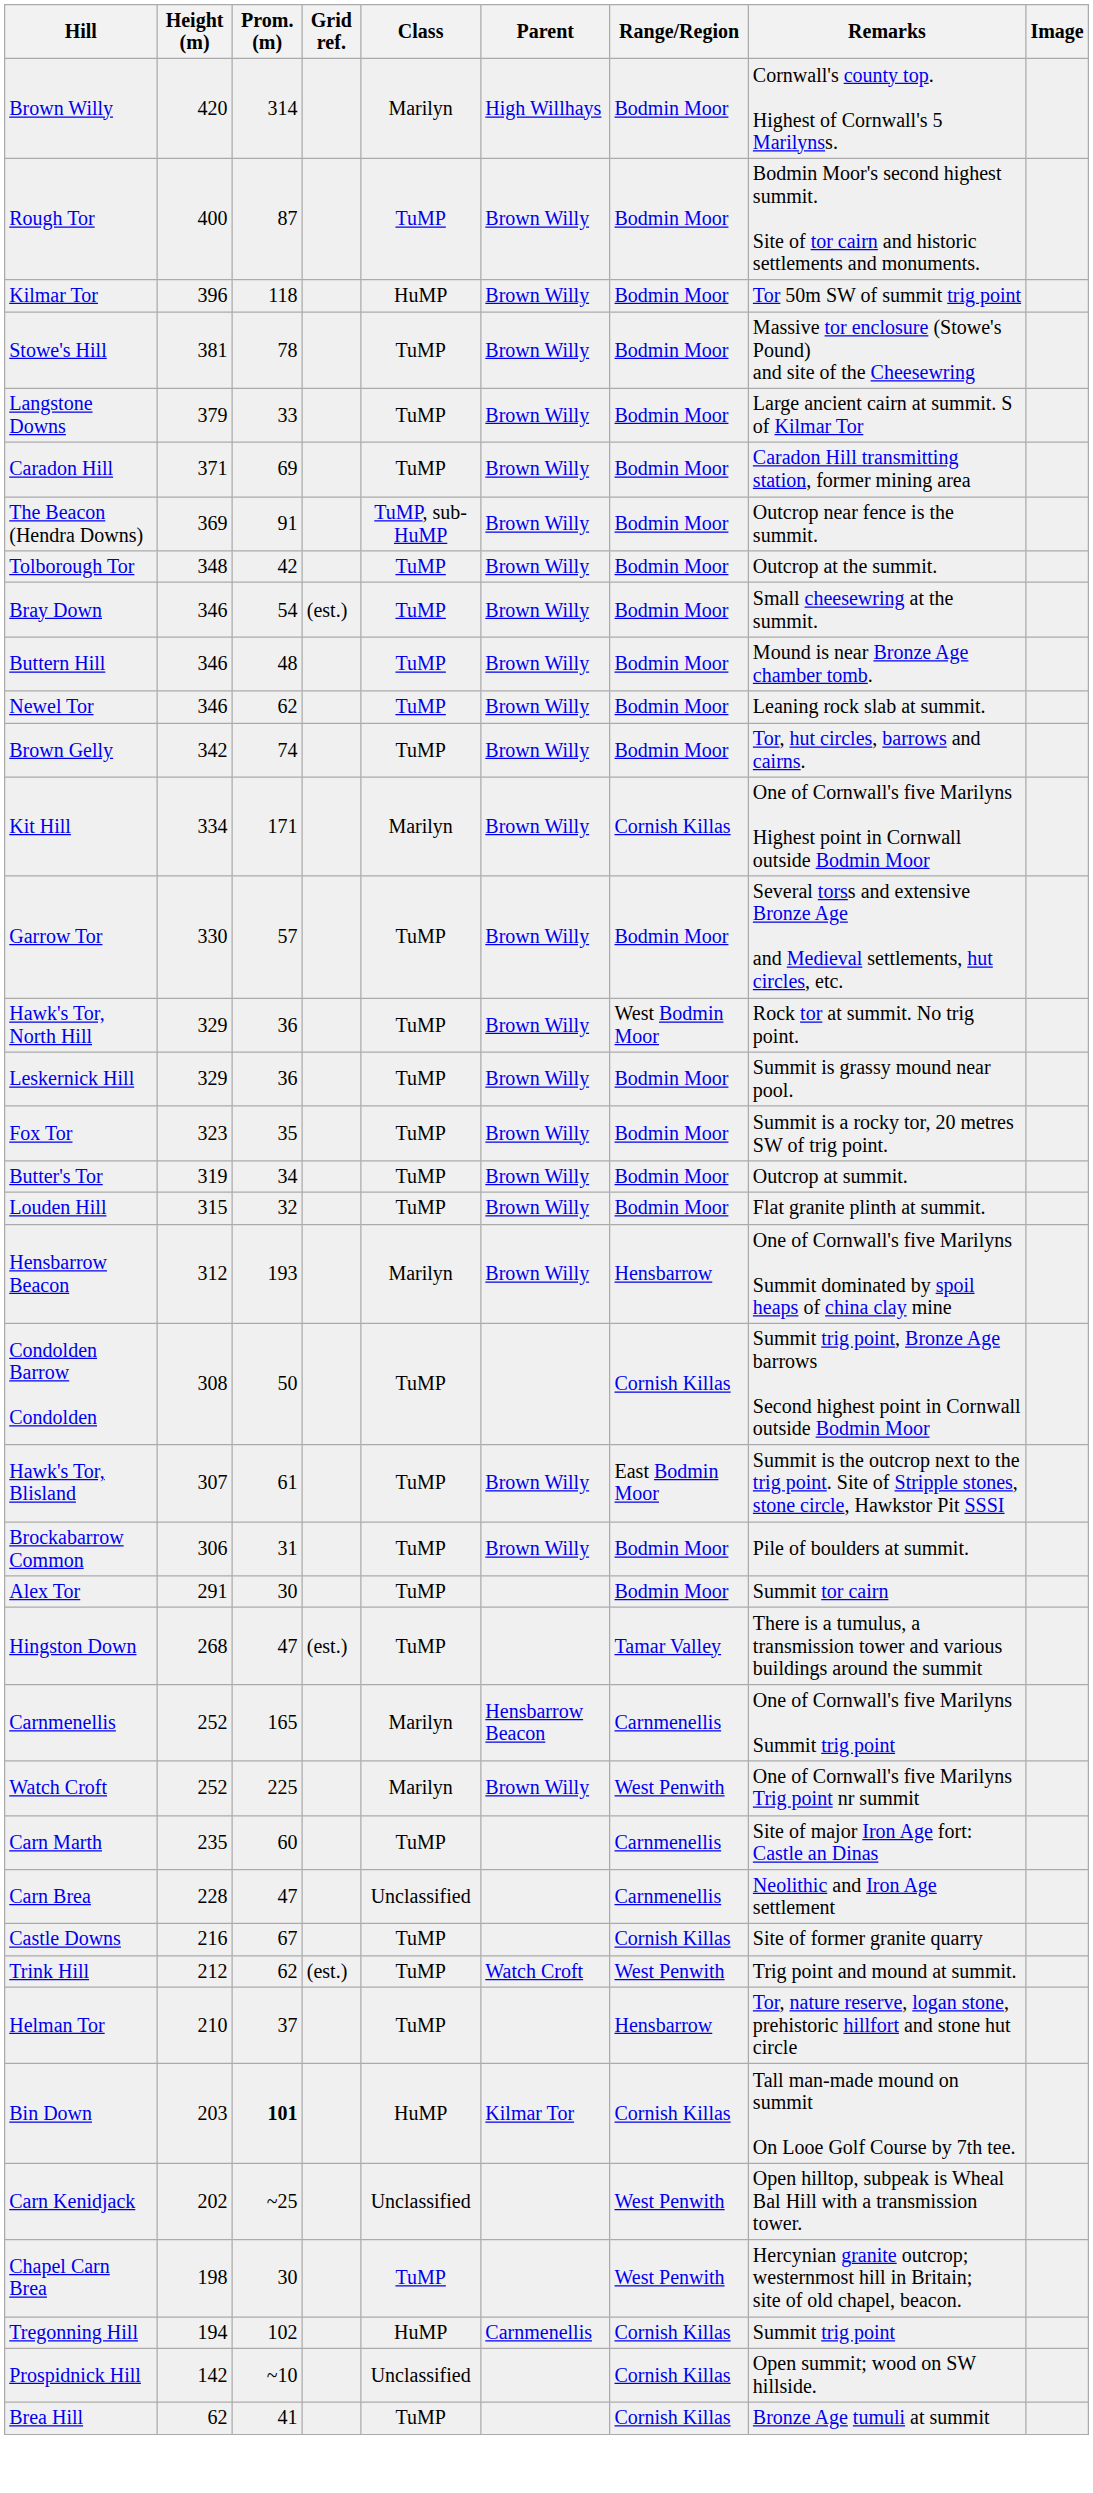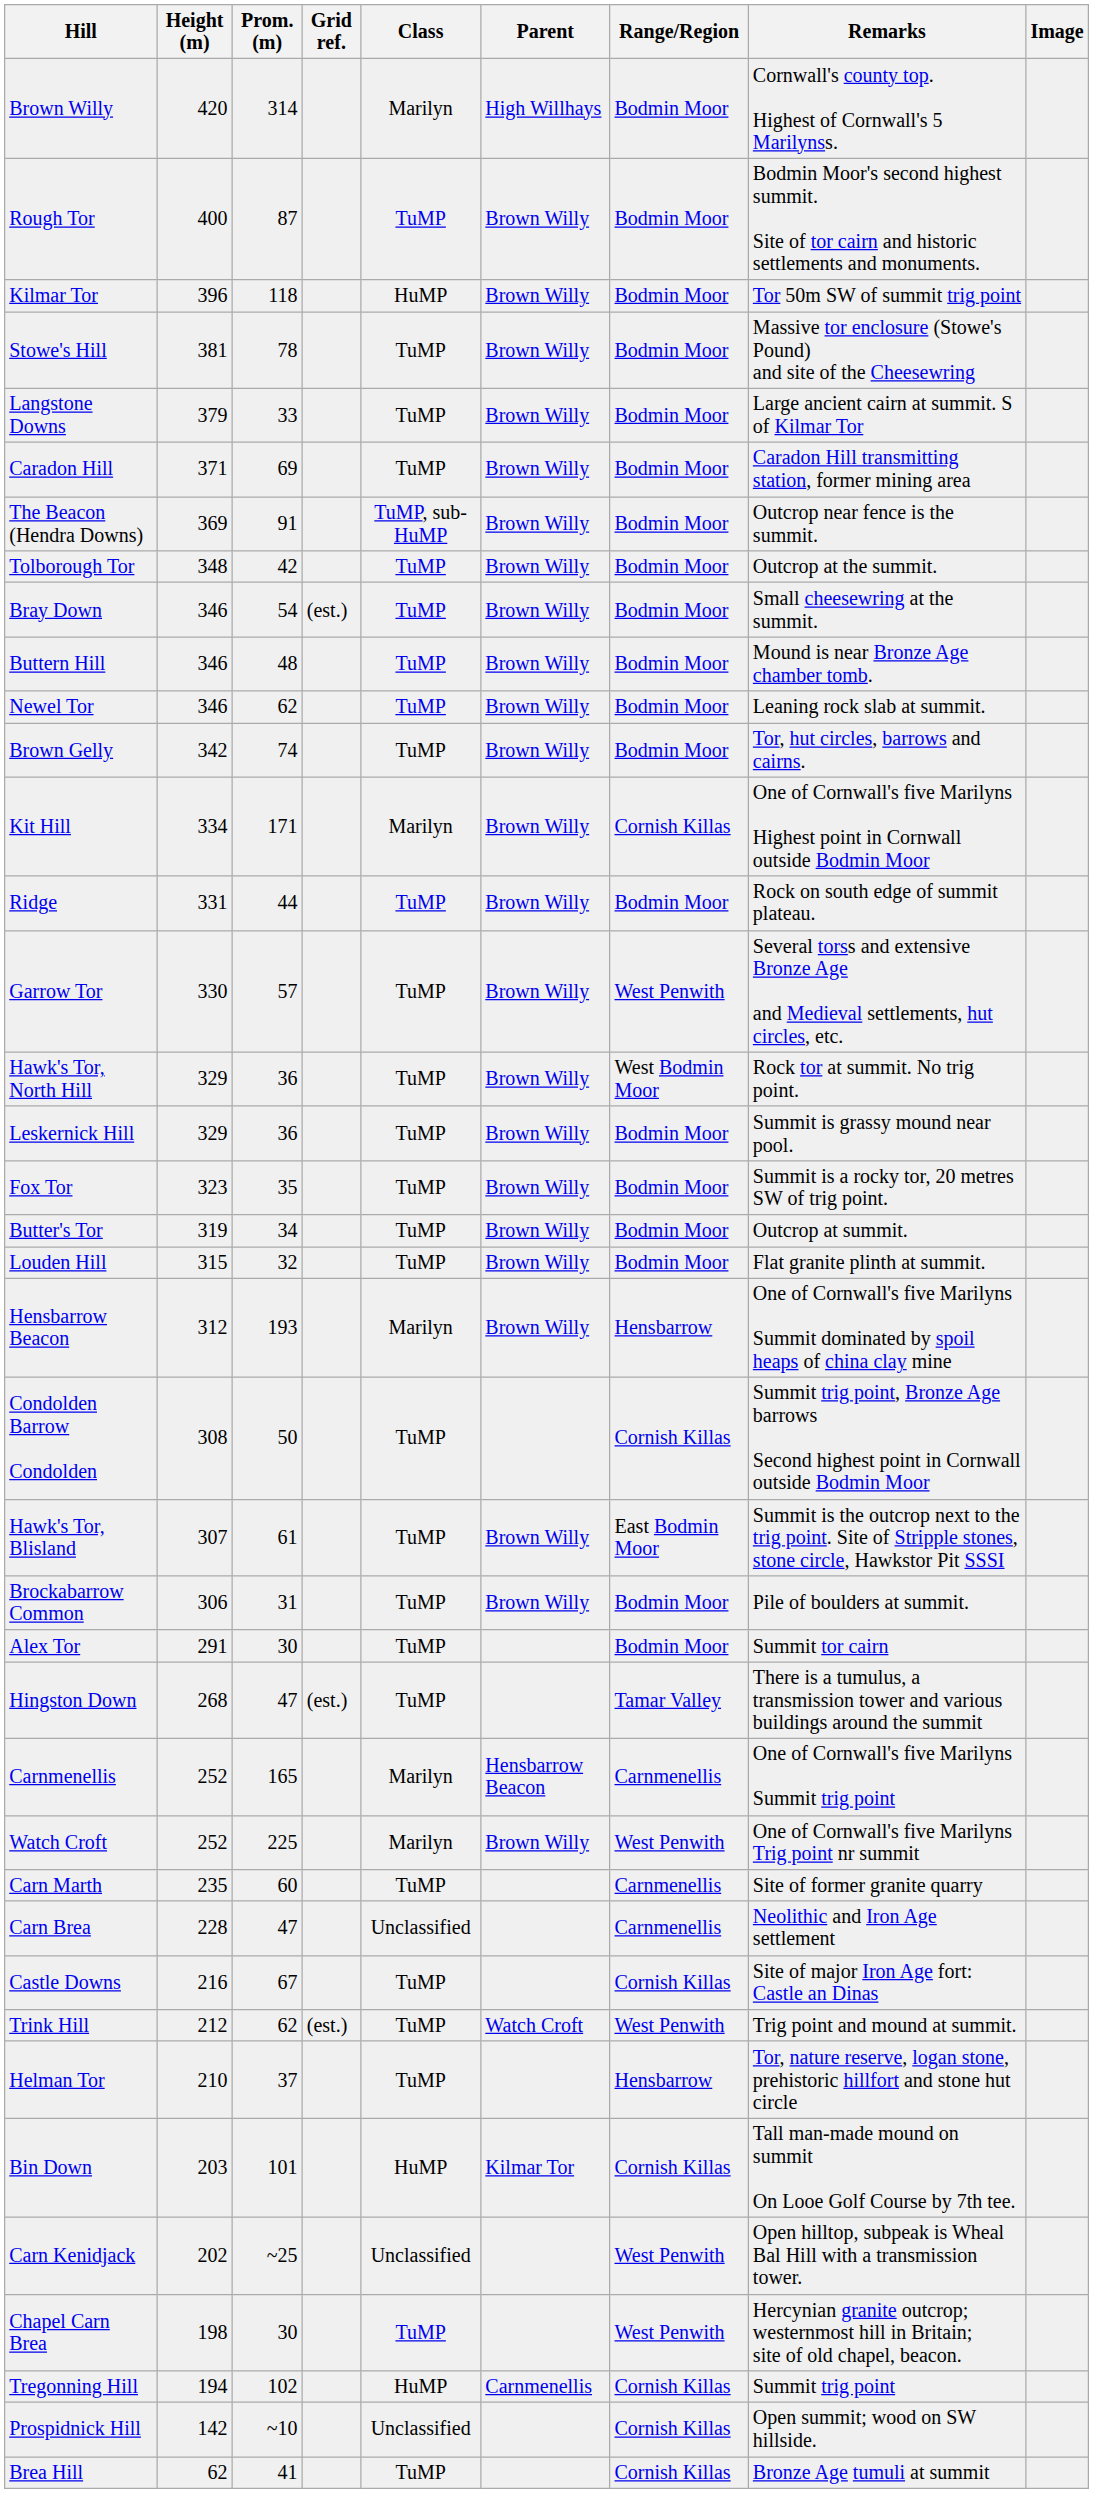+ row: (33, 903)
(671, 936) Bodmin Moor -> (670, 991) West Penwith
(863, 1842) Site of major Iron Age fort: Castle an Dinas -> (868, 1885) Site of former granite quarry
(868, 1939) Site of former granite quarry -> (863, 1982) Site of major Iron Age fort: Castle an Dinas
(283, 2113) bold -> (283, 2167) normal
